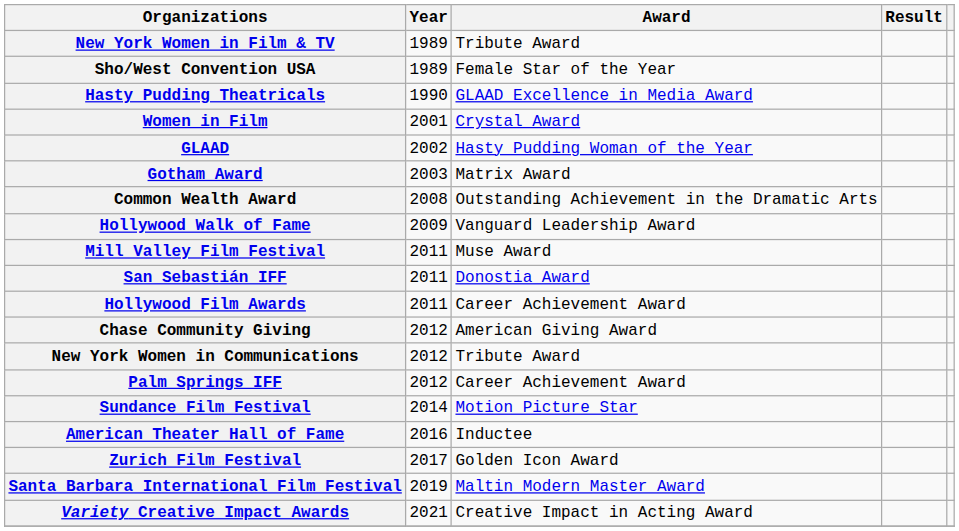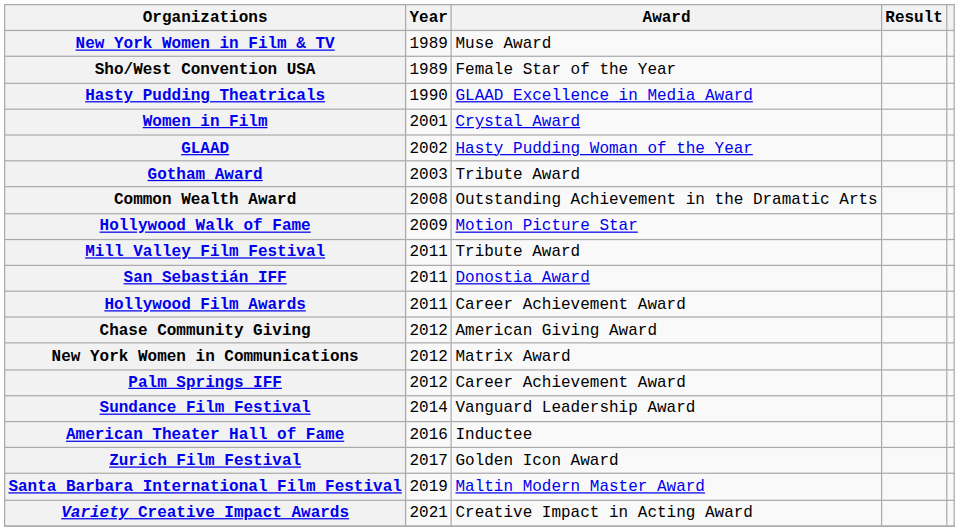(518, 44) Tribute Award -> (503, 44) Muse Award
(513, 174) Matrix Award -> (518, 174) Tribute Award
(575, 226) Vanguard Leadership Award -> (547, 226) Motion Picture Star
(503, 252) Muse Award -> (518, 252) Tribute Award
(518, 356) Tribute Award -> (513, 356) Matrix Award
(547, 409) Motion Picture Star -> (575, 409) Vanguard Leadership Award
